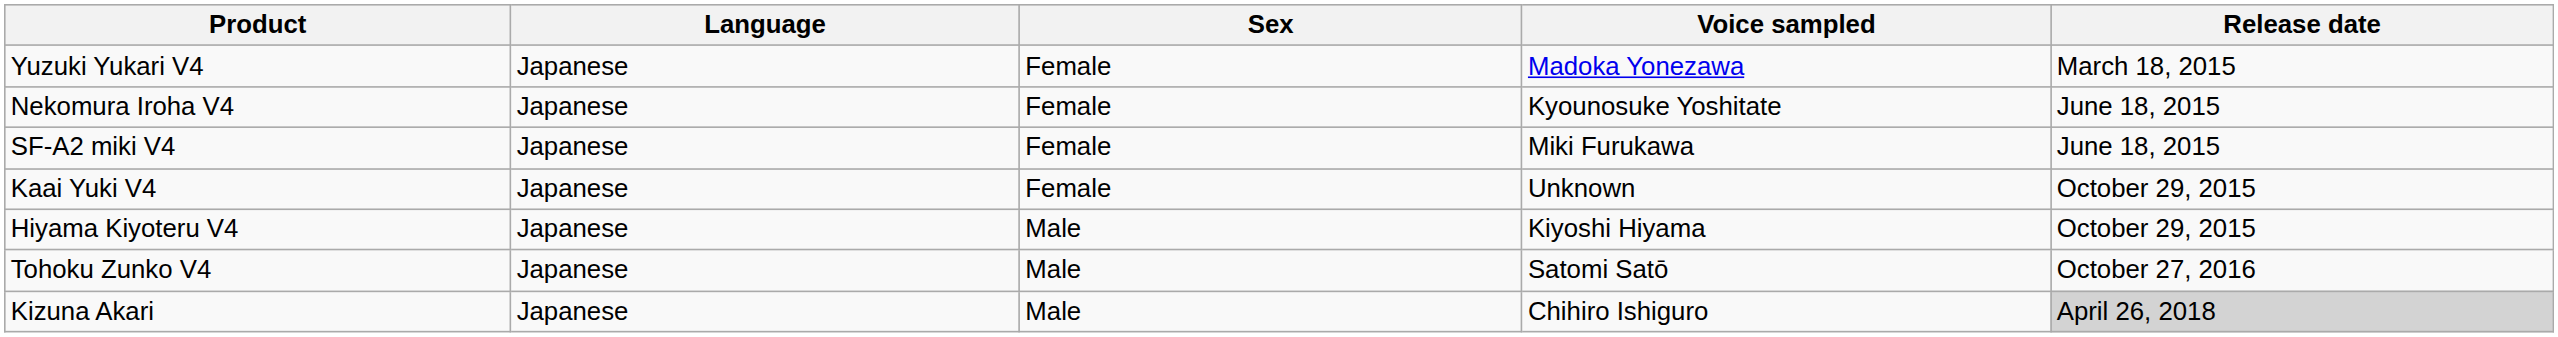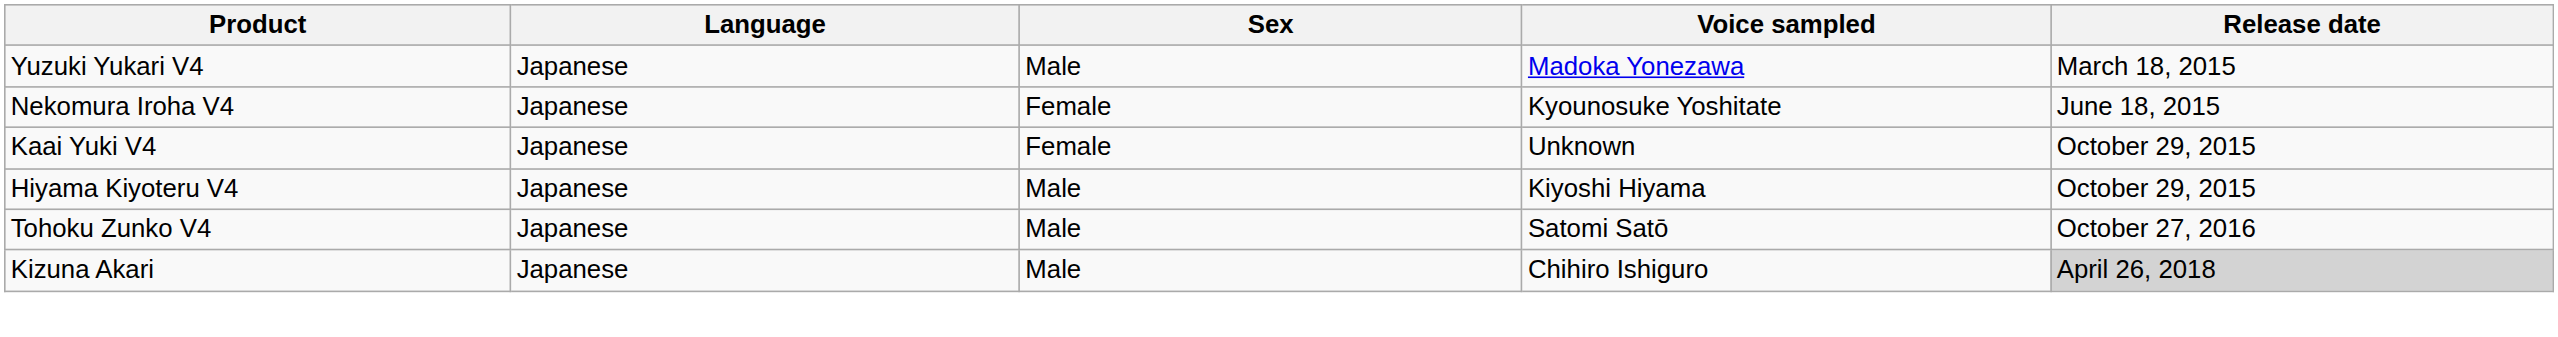(1068, 65) Female -> (1053, 65) Male
- row: (93, 147)
